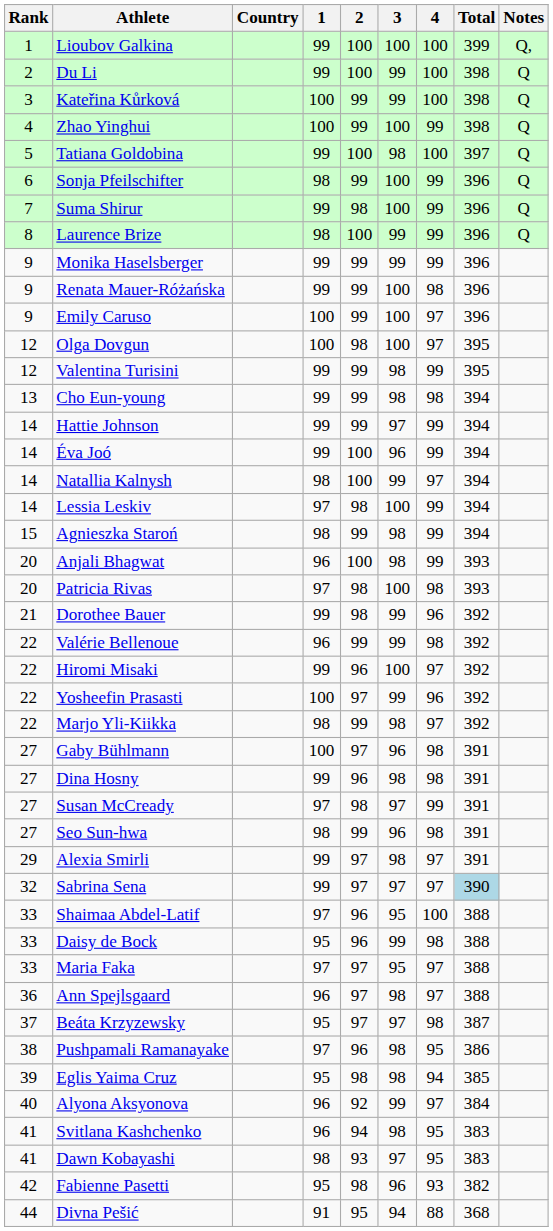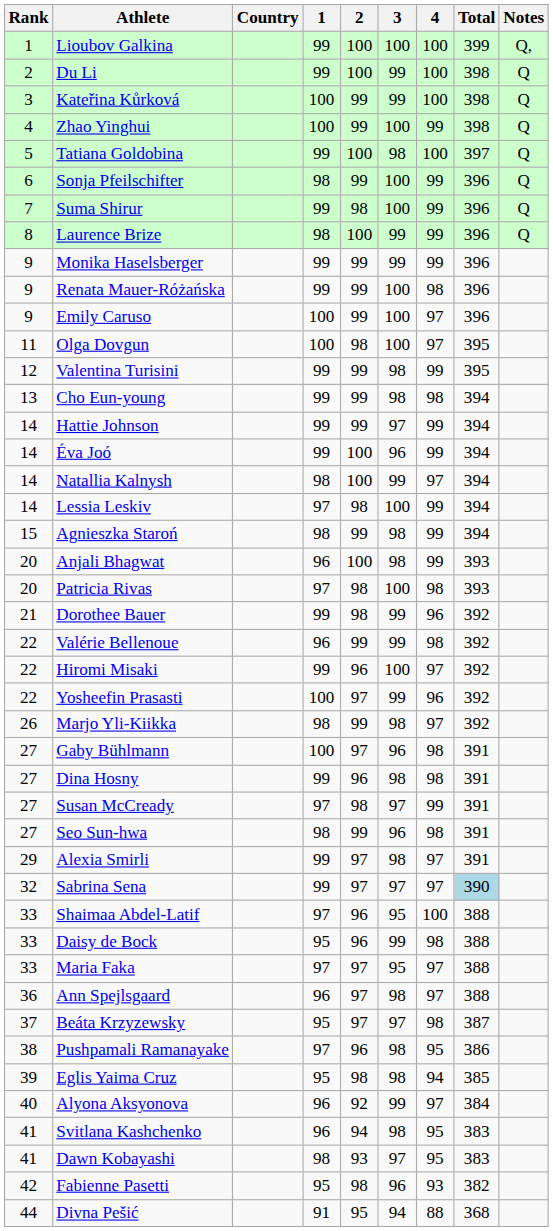(28, 343) 12 -> (28, 343) 11
(28, 724) 22 -> (28, 724) 26
